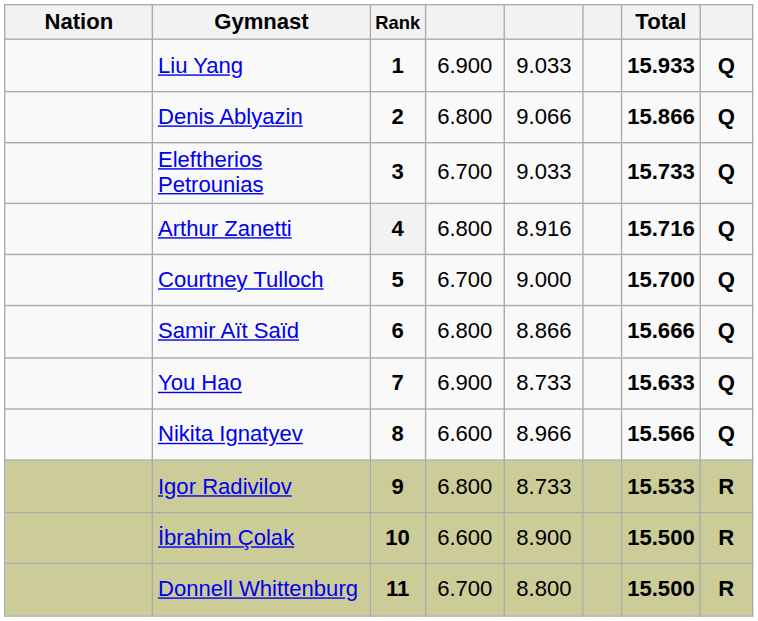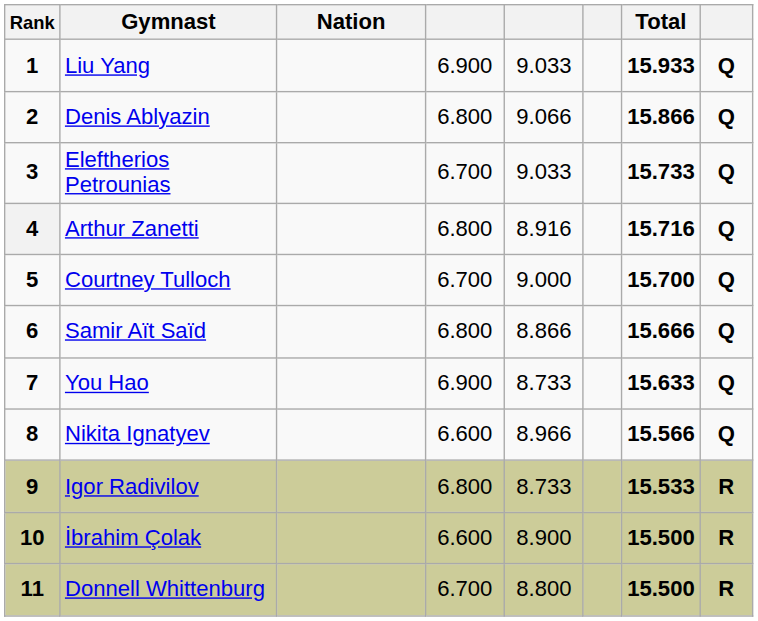columns swapped: (398, 23) <-> (79, 22)
